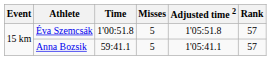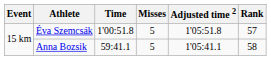(252, 47) 57 -> (252, 47) 58
